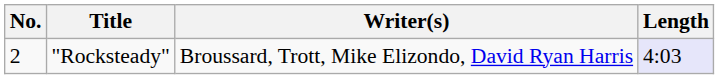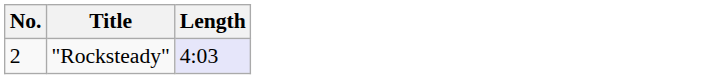- column: (406, 21)
